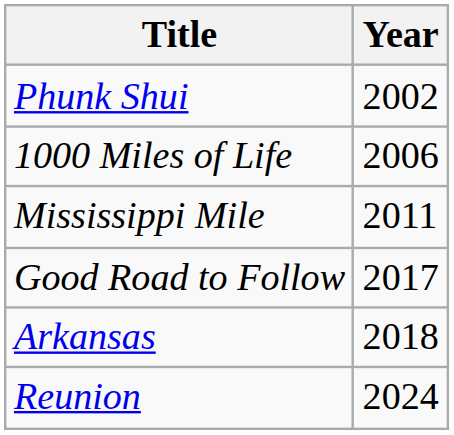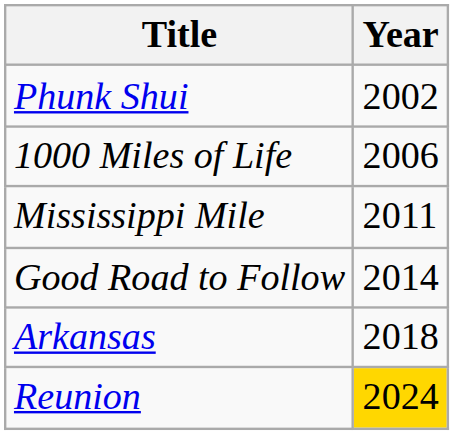(401, 276) 2017 -> (401, 276) 2014
(401, 397) no background -> (401, 397) gold background
